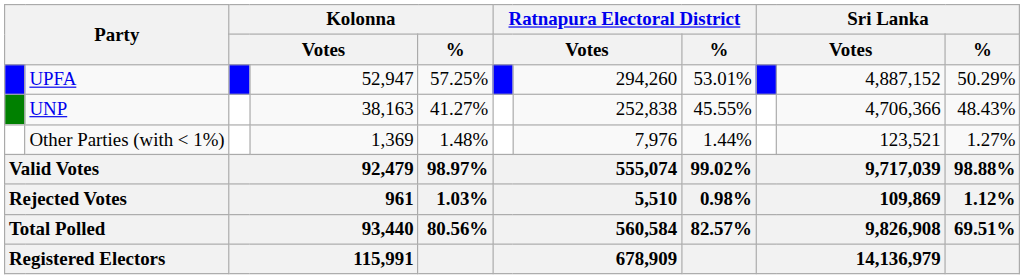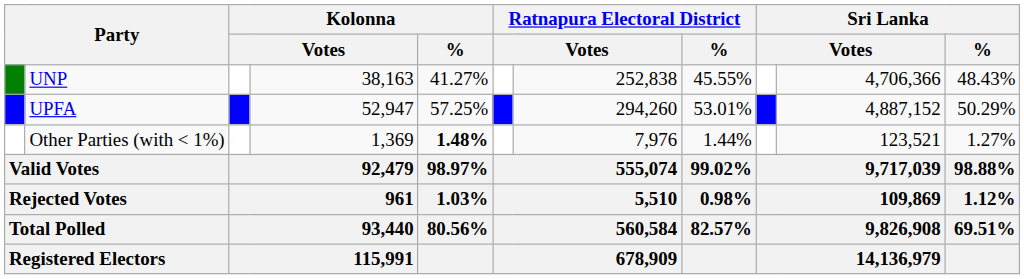rows swapped: (53, 79) <-> (48, 109)
(464, 139) normal -> (462, 139) bold
